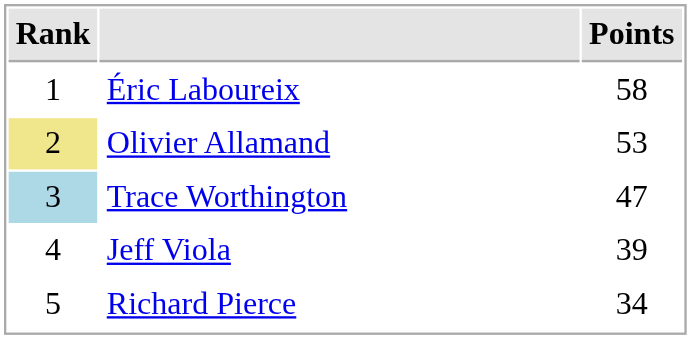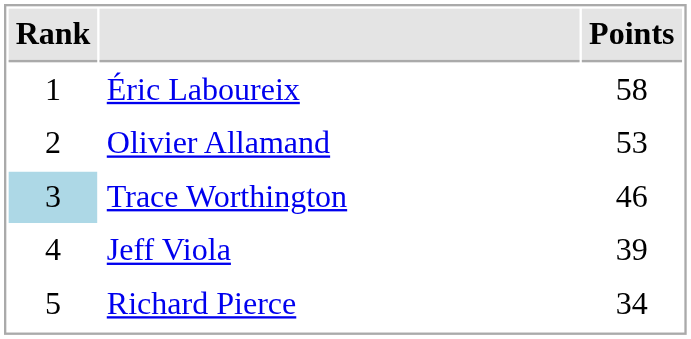(53, 143) khaki background -> (53, 143) no background
(632, 196) 47 -> (632, 196) 46
